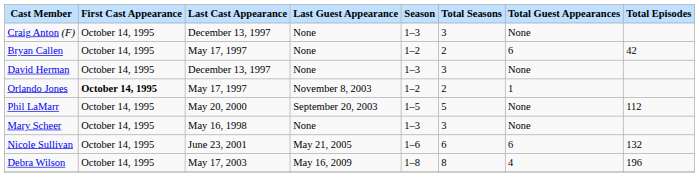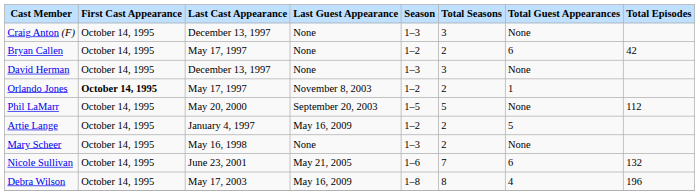+ row: (33, 125)
(444, 125) 3 -> (444, 144) 2
(444, 144) 6 -> (444, 163) 7
